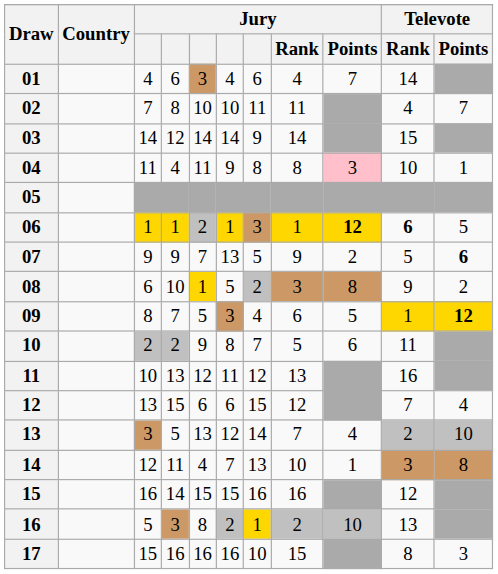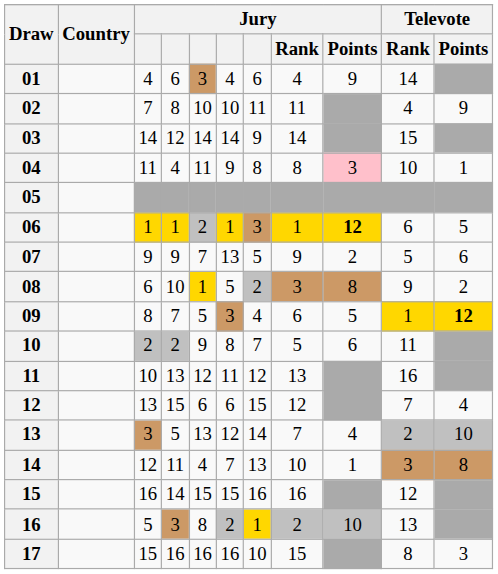(353, 78) 7 -> (353, 78) 9
(463, 108) 7 -> (463, 108) 9
(408, 227) bold -> (408, 227) normal
(463, 256) bold -> (463, 256) normal
